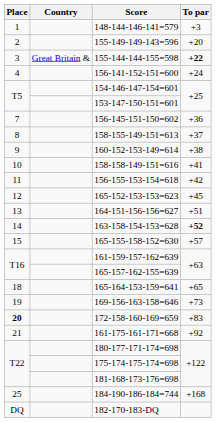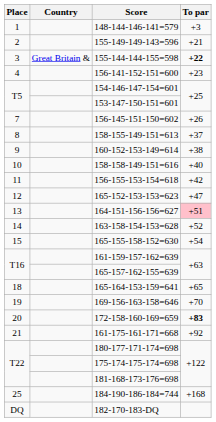(196, 42) +20 -> (196, 42) +21
(196, 73) +24 -> (196, 73) +23
(196, 119) +36 -> (196, 119) +26
(196, 165) +41 -> (196, 165) +40
(196, 195) +45 -> (196, 195) +47
(196, 211) no background -> (196, 211) pink background
(196, 226) bold -> (196, 226) normal
(196, 241) +57 -> (196, 241) +54
(196, 302) +73 -> (196, 302) +70
(17, 318) bold -> (17, 318) normal
(196, 318) normal -> (196, 318) bold
